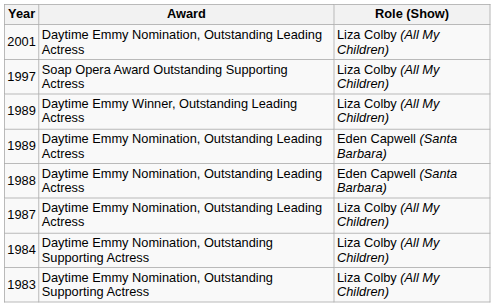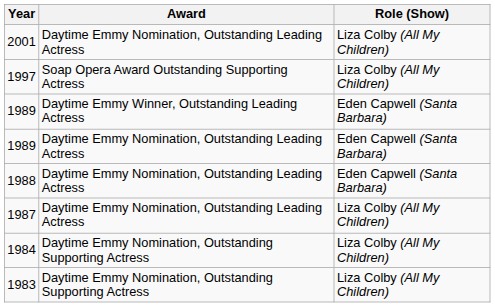(388, 111) Liza Colby (All My Children) -> (397, 111) Eden Capwell (Santa Barbara)
